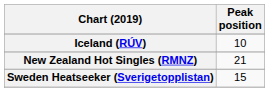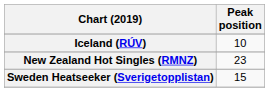(240, 60) 21 -> (240, 60) 23
